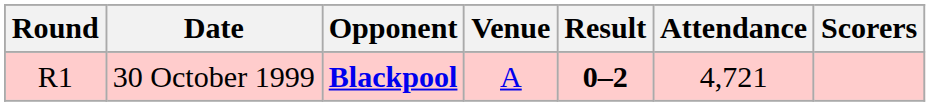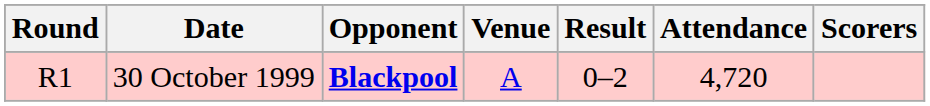(605, 76) bold -> (605, 76) normal
(734, 76) 4,721 -> (734, 76) 4,720
